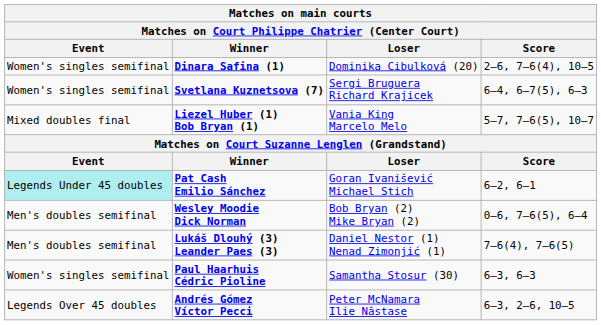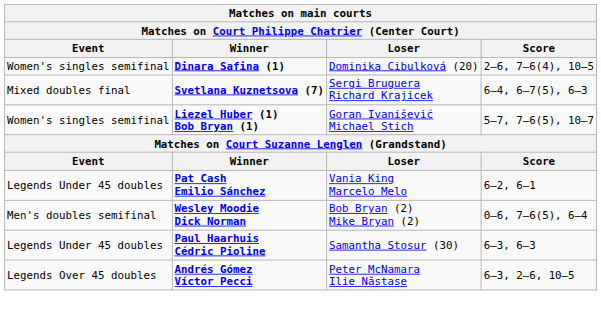(88, 90) Women's singles semifinal -> (69, 90) Mixed doubles final
(69, 120) Mixed doubles final -> (88, 120) Women's singles semifinal
(368, 120) Vania King Marcelo Melo -> (381, 120) Goran Ivanišević Michael Stich
(85, 185) paleturquoise background -> (85, 185) no background
(381, 185) Goran Ivanišević Michael Stich -> (368, 185) Vania King Marcelo Melo
- row: (227, 245)
(88, 275) Women's singles semifinal -> (85, 245) Legends Under 45 doubles
